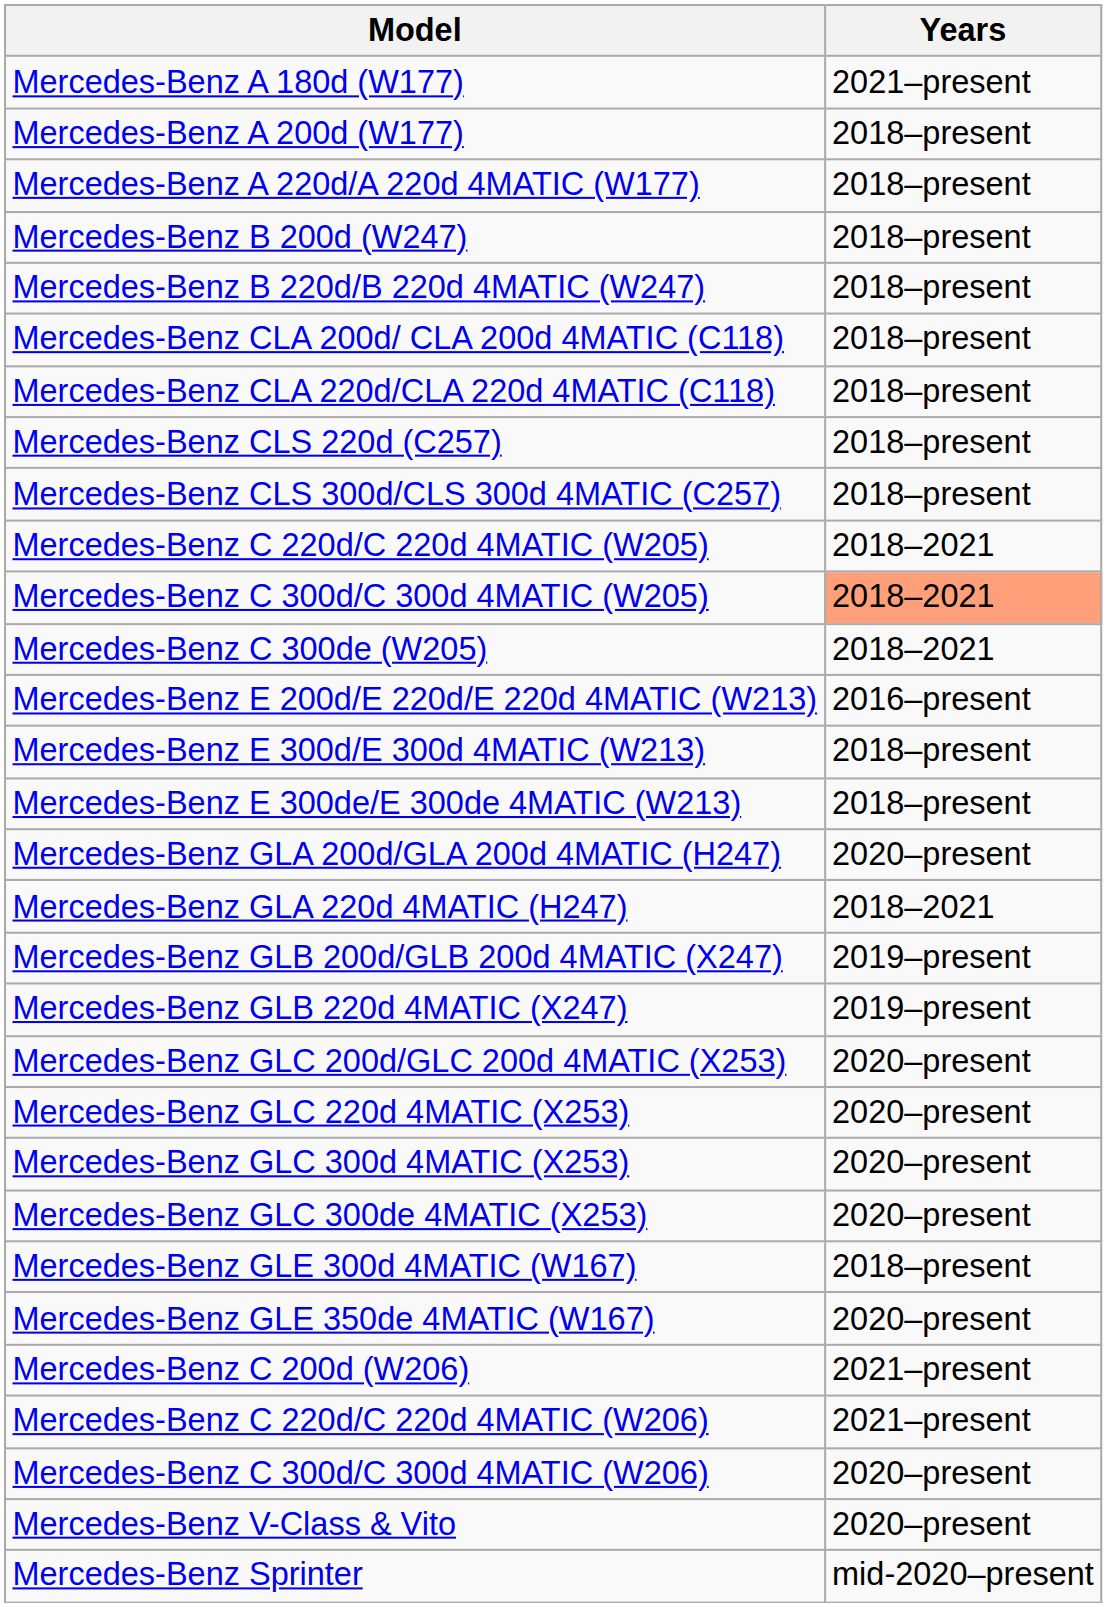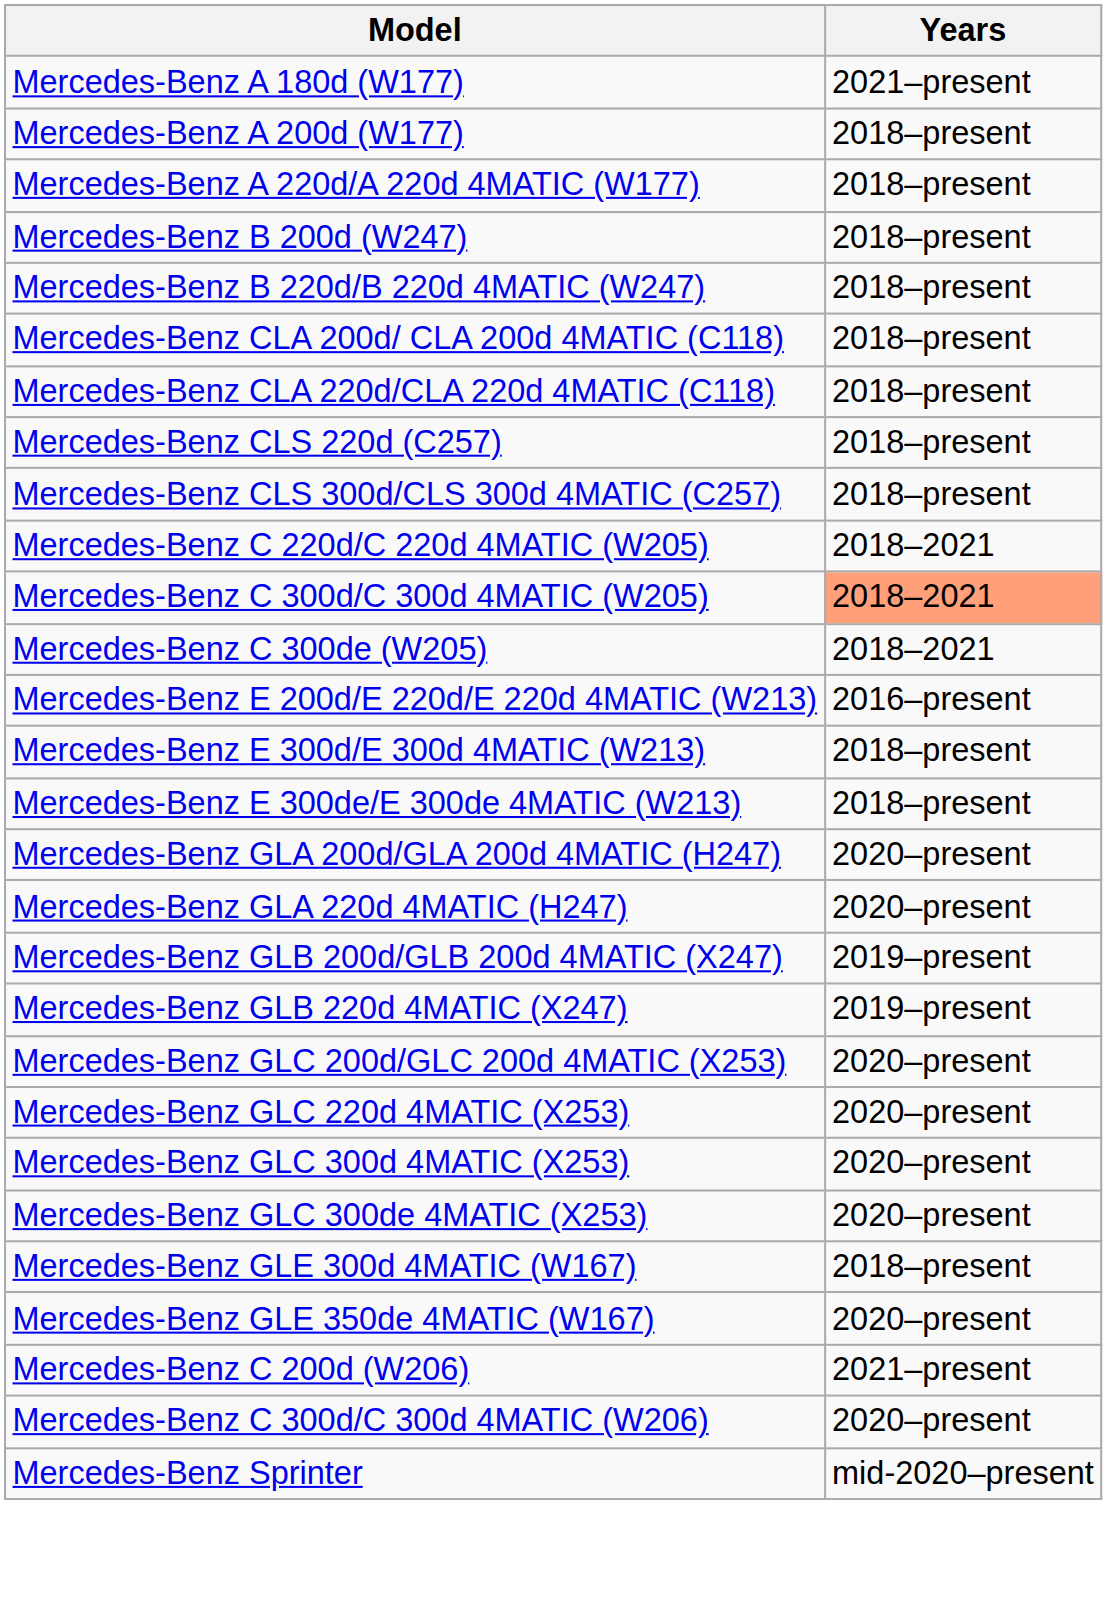(913, 905) 2018–2021 -> (931, 905) 2020–present
- row: (361, 1421)
- row: (234, 1524)
